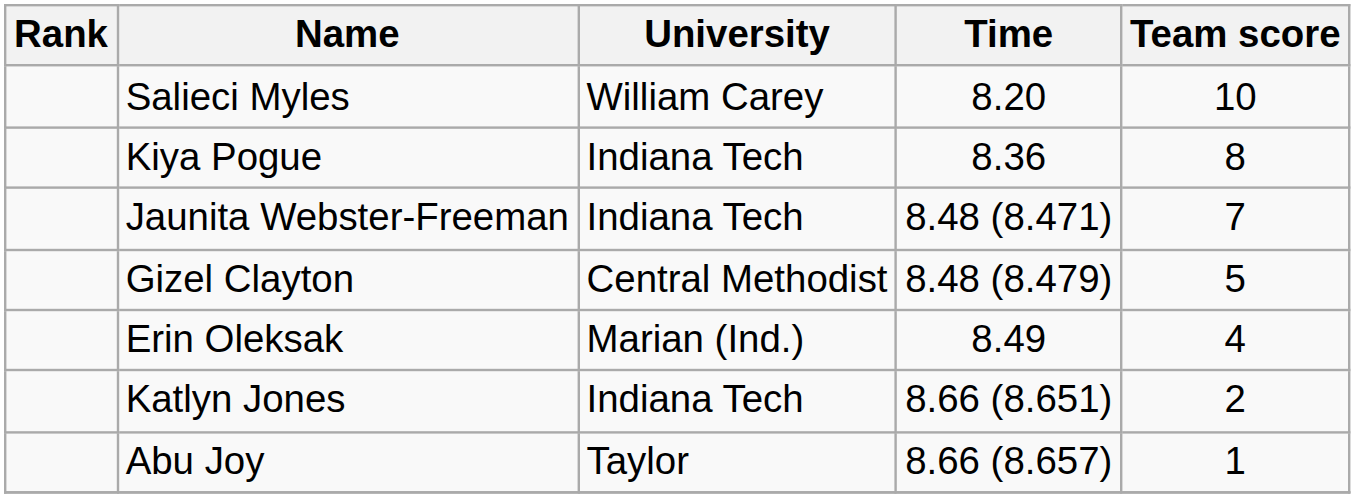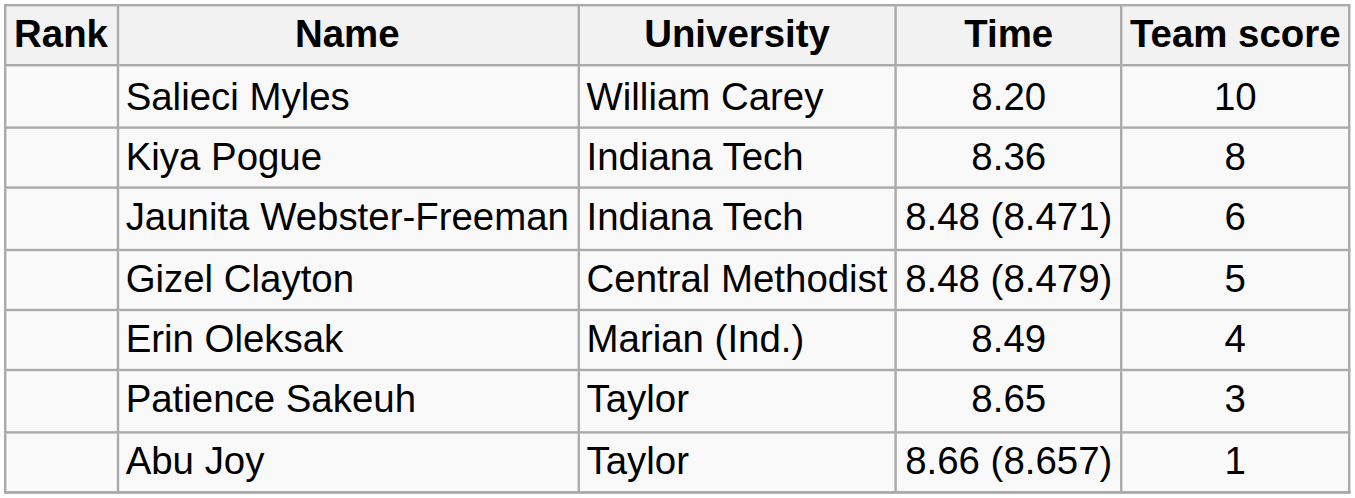(1235, 217) 7 -> (1235, 217) 6
+ row: (271, 400)
- row: (236, 400)
